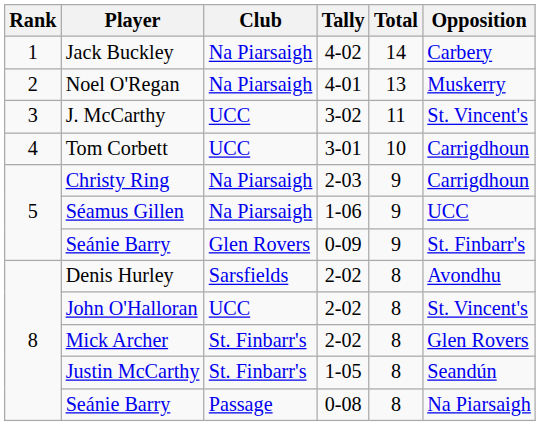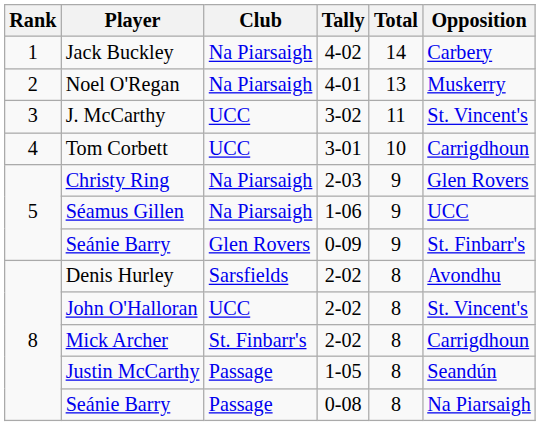(478, 180) Carrigdhoun -> (478, 180) Glen Rovers
(478, 340) Glen Rovers -> (478, 340) Carrigdhoun
(258, 372) St. Finbarr's -> (241, 372) Passage
